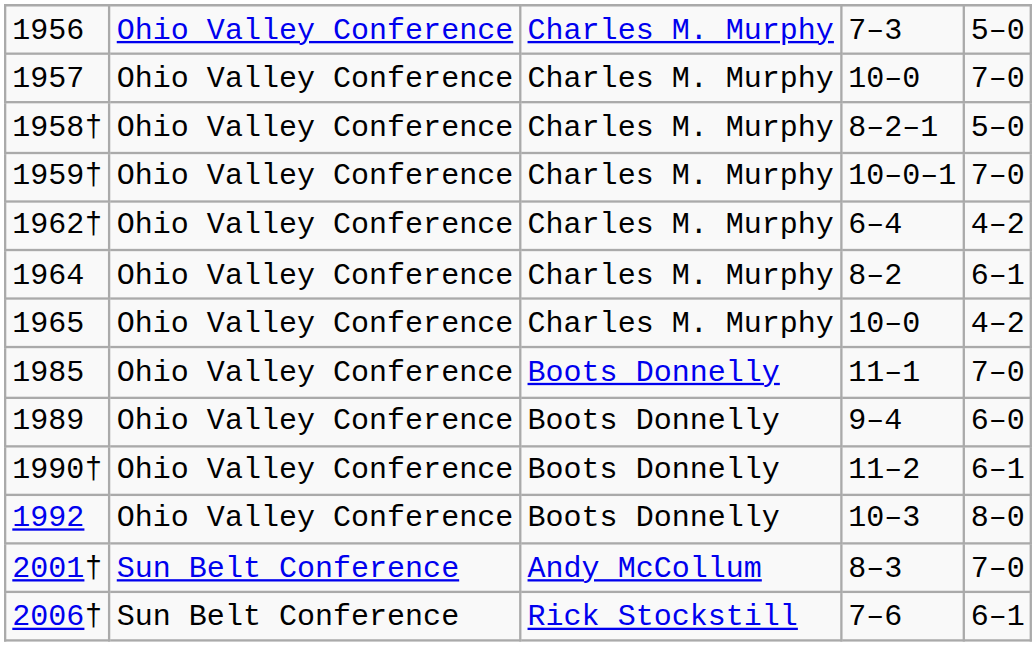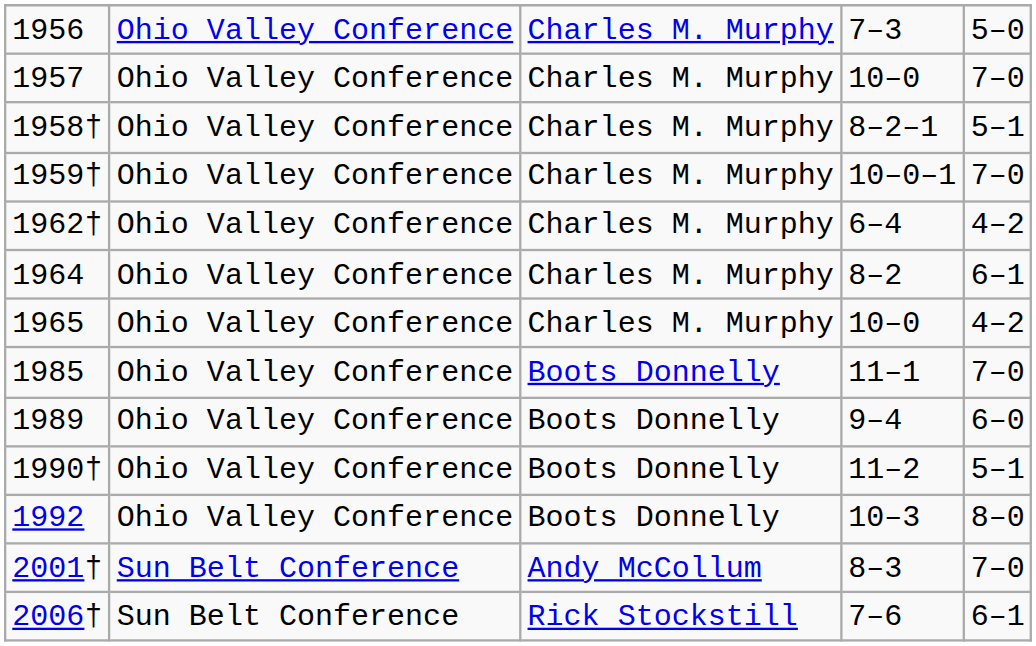(998, 128) 5–0 -> (998, 128) 5–1
(998, 470) 6–1 -> (998, 470) 5–1
